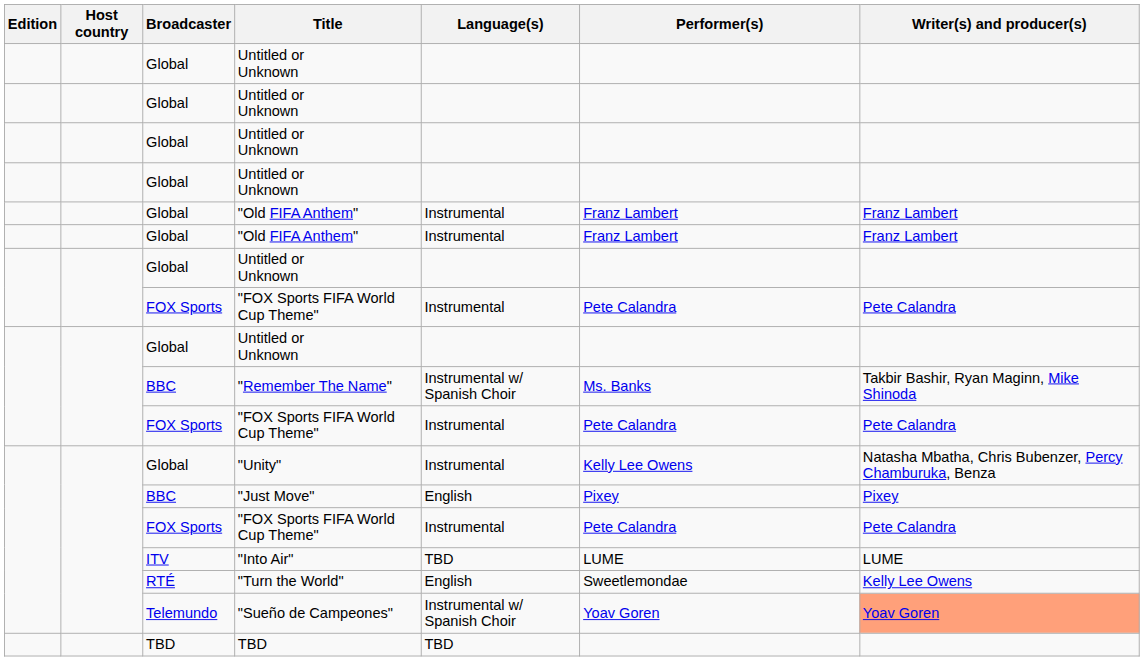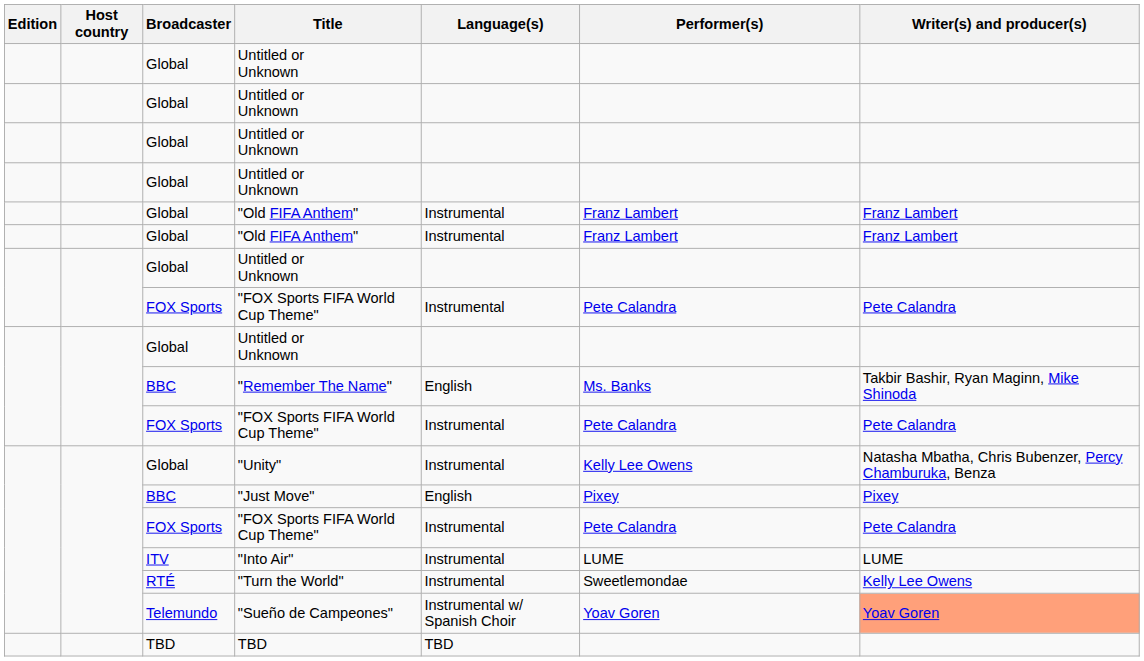(474, 386) Instrumental w/ Spanish Choir -> (448, 386) English
(439, 558) TBD -> (464, 558) Instrumental
(448, 582) English -> (464, 582) Instrumental
